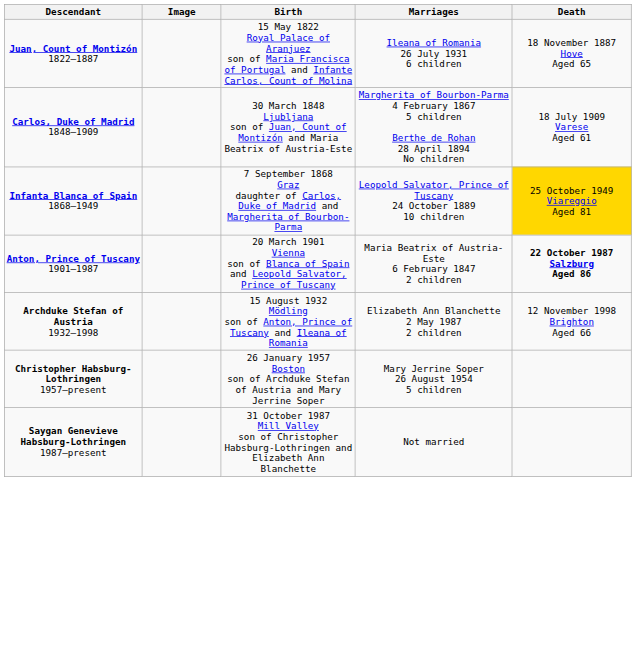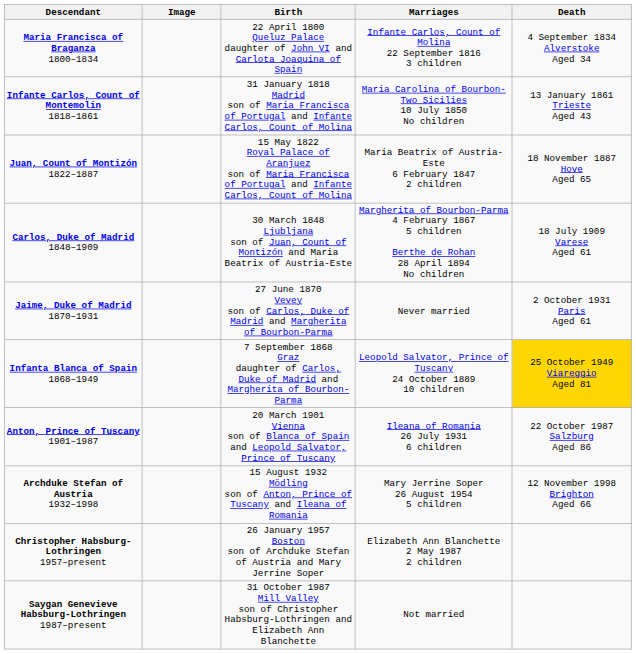+ row: (73, 48)
+ row: (73, 106)
(434, 54) Ileana of Romania 26 July 1931 6 children -> (434, 169) Maria Beatrix of Austria-Este 6 February 1847 2 children
+ row: (73, 311)
(434, 264) Maria Beatrix of Austria-Este 6 February 1847 2 children -> (434, 437) Ileana of Romania 26 July 1931 6 children
(572, 264) bold -> (572, 437) normal
(434, 321) Elizabeth Ann Blanchette 2 May 1987 2 children -> (434, 494) Mary Jerrine Soper 26 August 1954 5 children
(434, 379) Mary Jerrine Soper 26 August 1954 5 children -> (434, 552) Elizabeth Ann Blanchette 2 May 1987 2 children
